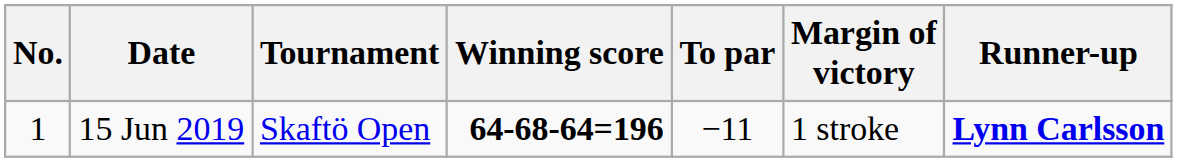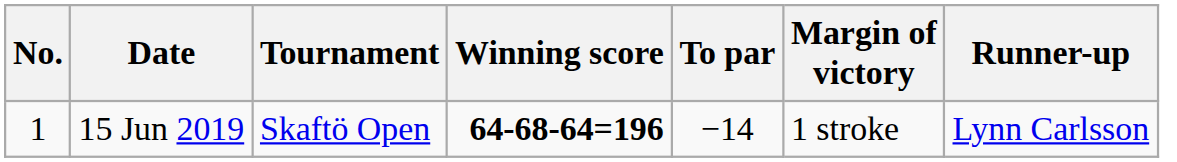(727, 128) −11 -> (727, 128) −14
(1058, 128) bold -> (1051, 128) normal
